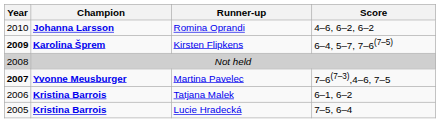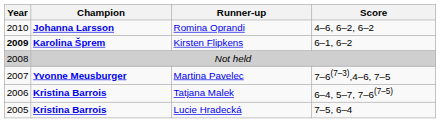(354, 45) 6–4, 5–7, 7–6(7–5) -> (333, 43) 6–1, 6–2
(18, 78) bold -> (18, 76) normal
(333, 95) 6–1, 6–2 -> (354, 94) 6–4, 5–7, 7–6(7–5)
